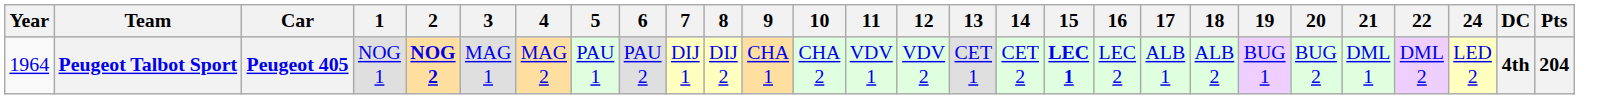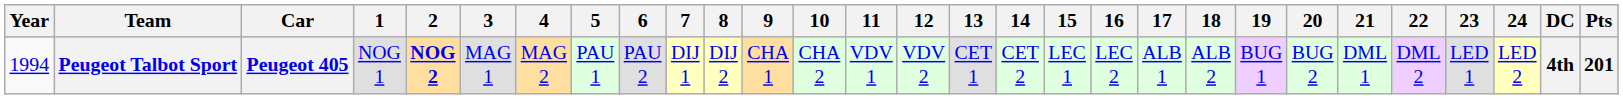+ column: (1469, 20)
(29, 64) 1964 -> (29, 64) 1994
(1069, 64) bold -> (1067, 64) normal
(1554, 64) 204 -> (1599, 64) 201
